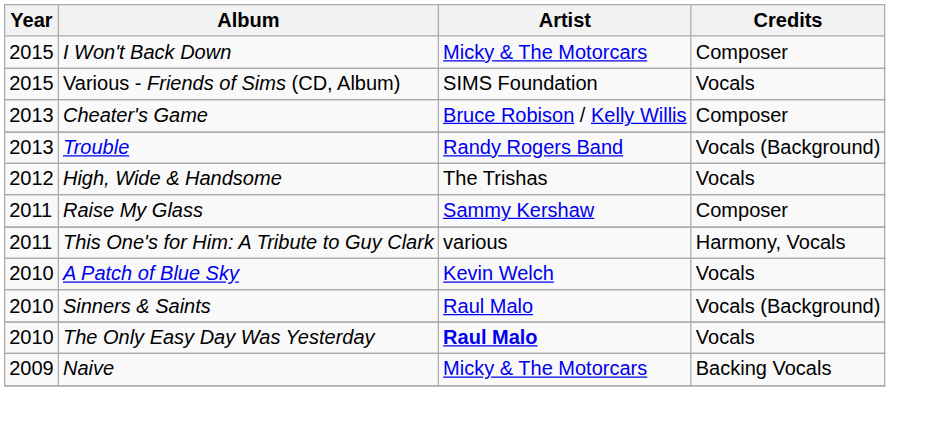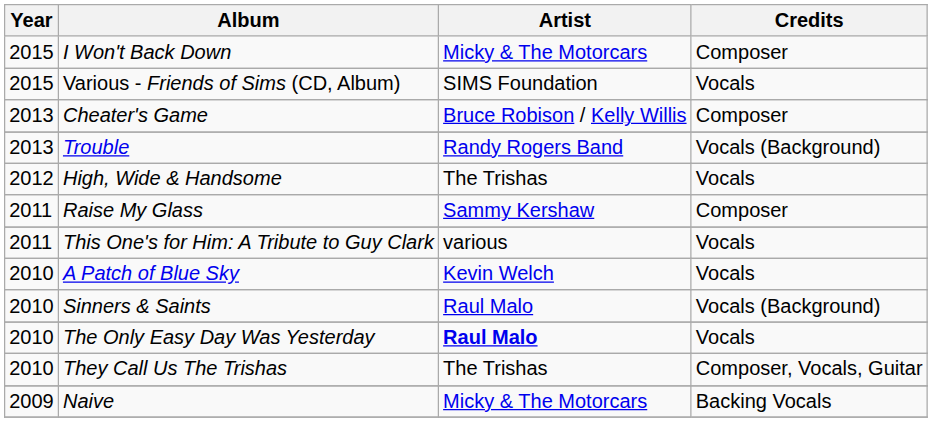(771, 242) Harmony, Vocals -> (725, 242) Vocals
+ row: (175, 369)
